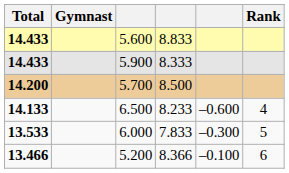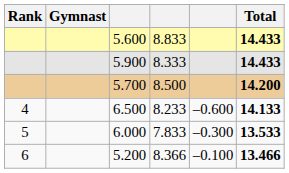columns swapped: (263, 16) <-> (28, 16)
